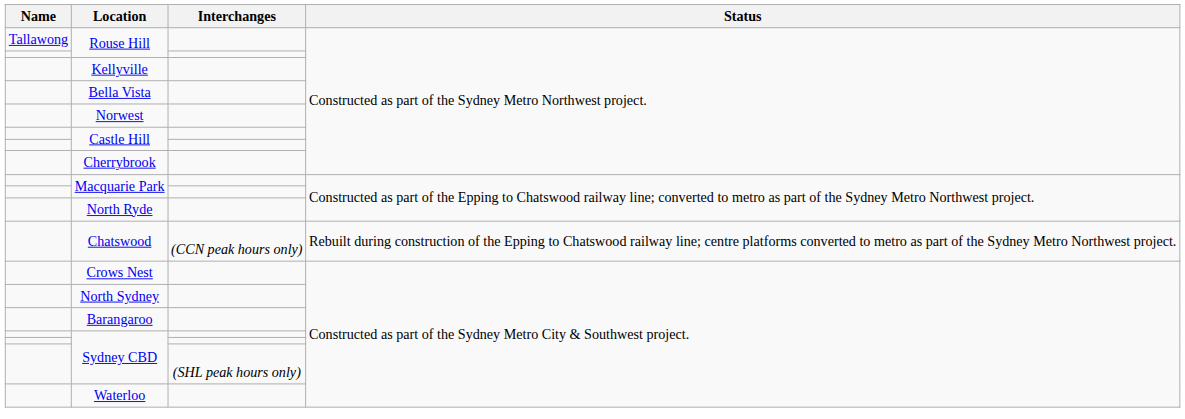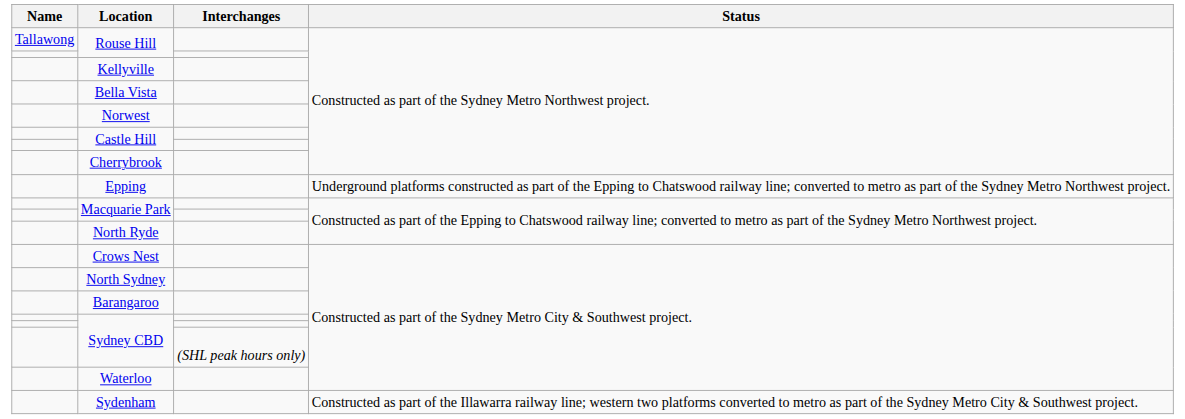+ row: (126, 186)
- row: (120, 241)
+ row: (126, 402)
